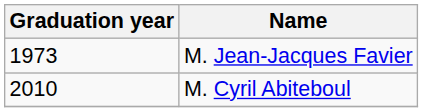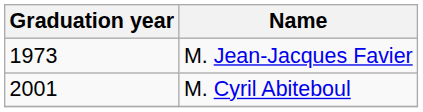(33, 89) 2010 -> (33, 89) 2001
